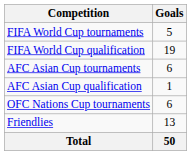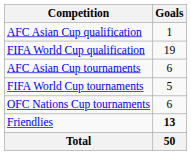rows swapped: (75, 31) <-> (74, 86)
(169, 123) normal -> (169, 123) bold
